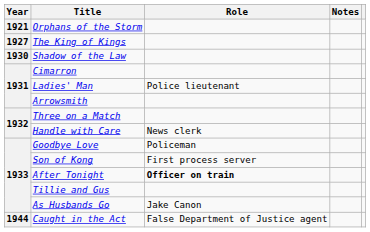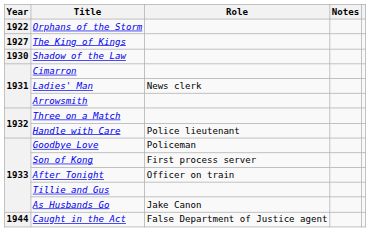(17, 27) 1921 -> (17, 27) 1922
(193, 86) Police lieutenant -> (174, 86) News clerk
(174, 130) News clerk -> (193, 130) Police lieutenant
(191, 175) bold -> (191, 175) normal
